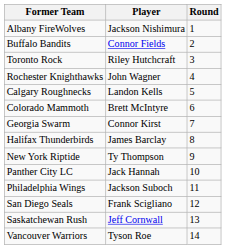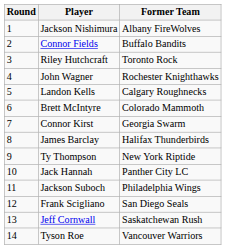columns swapped: (204, 12) <-> (55, 12)
